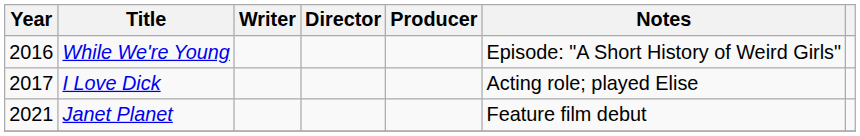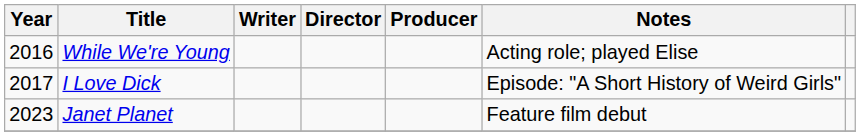(664, 51) Episode: "A Short History of Weird Girls" -> (592, 51) Acting role; played Elise
(592, 83) Acting role; played Elise -> (664, 83) Episode: "A Short History of Weird Girls"
(31, 114) 2021 -> (31, 114) 2023
